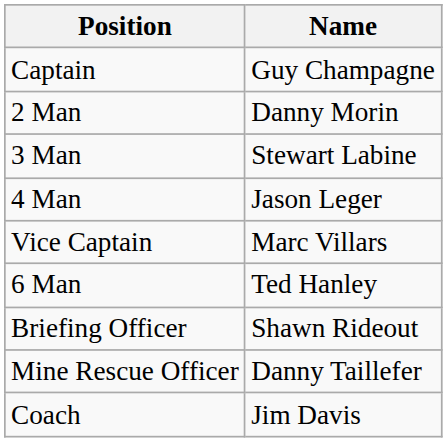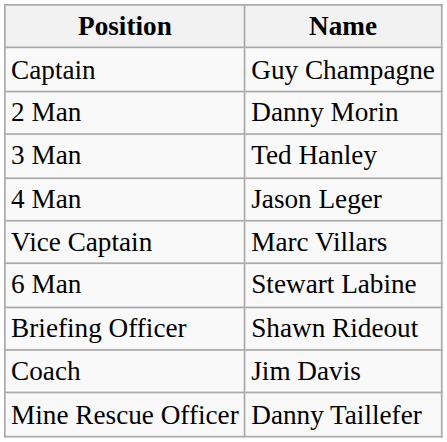(334, 155) Stewart Labine -> (314, 155) Ted Hanley
(314, 284) Ted Hanley -> (334, 284) Stewart Labine
rows swapped: (46, 414) <-> (125, 371)
